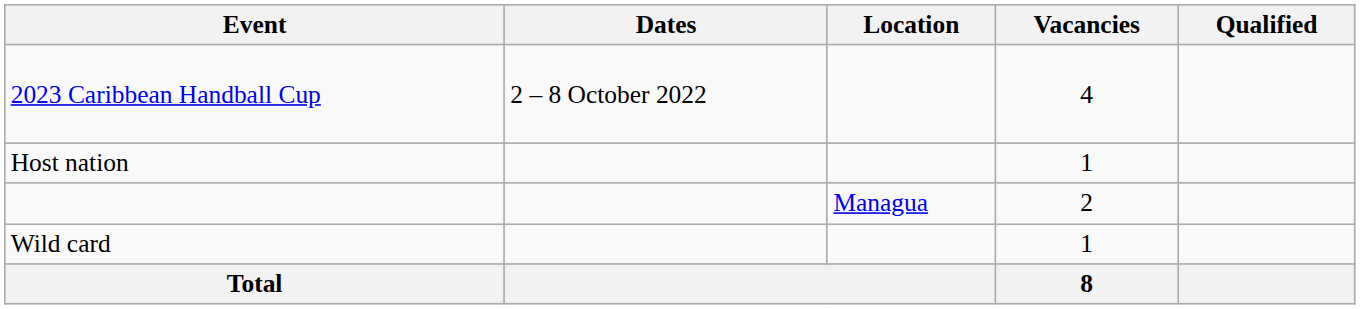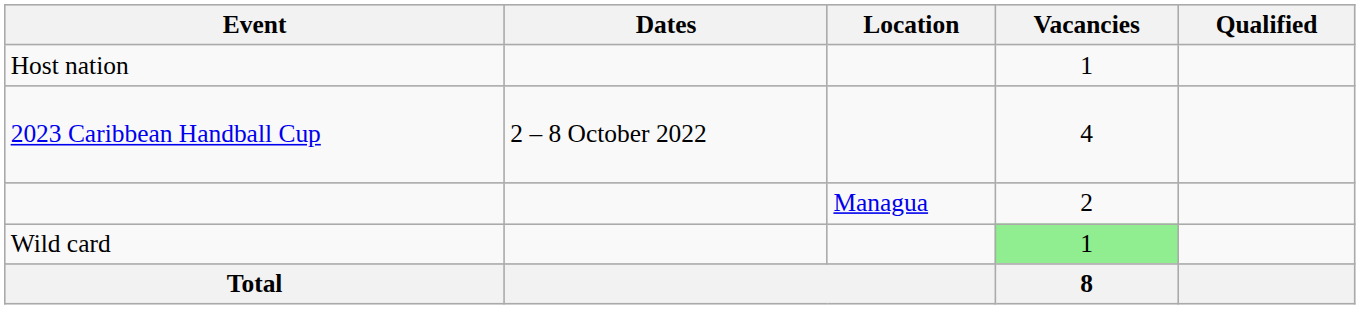rows swapped: (70, 162) <-> (166, 93)
(1087, 243) no background -> (1087, 243) lightgreen background
